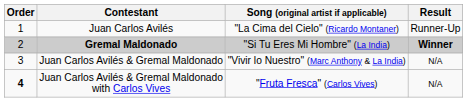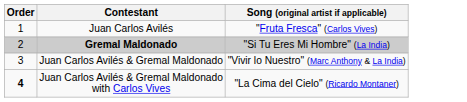- column: (435, 12)
(317, 28) "La Cima del Cielo" (Ricardo Montaner) -> (317, 28) "Fruta Fresca" (Carlos Vives)
(317, 83) "Fruta Fresca" (Carlos Vives) -> (317, 83) "La Cima del Cielo" (Ricardo Montaner)
